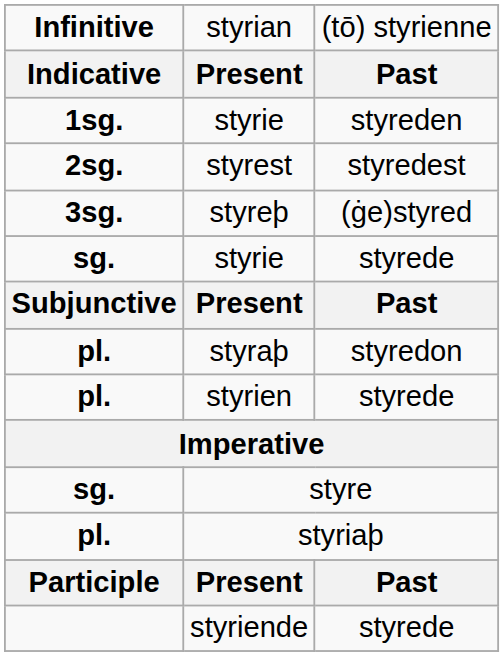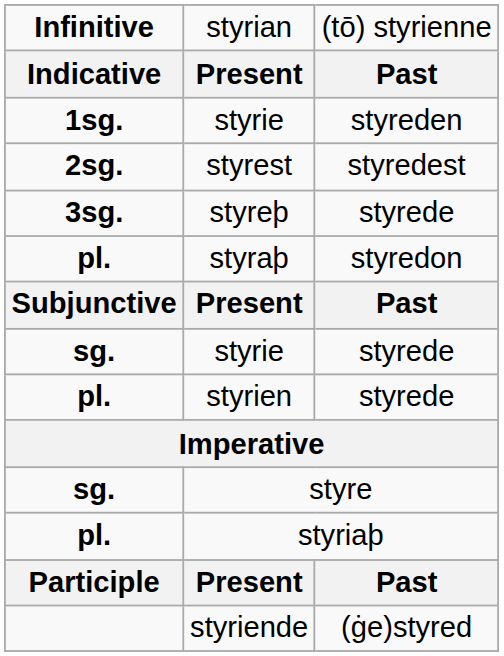(407, 212) (ġe)styred -> (407, 212) styrede
rows swapped: (94, 350) <-> (94, 258)
(407, 627) styrede -> (407, 627) (ġe)styred
